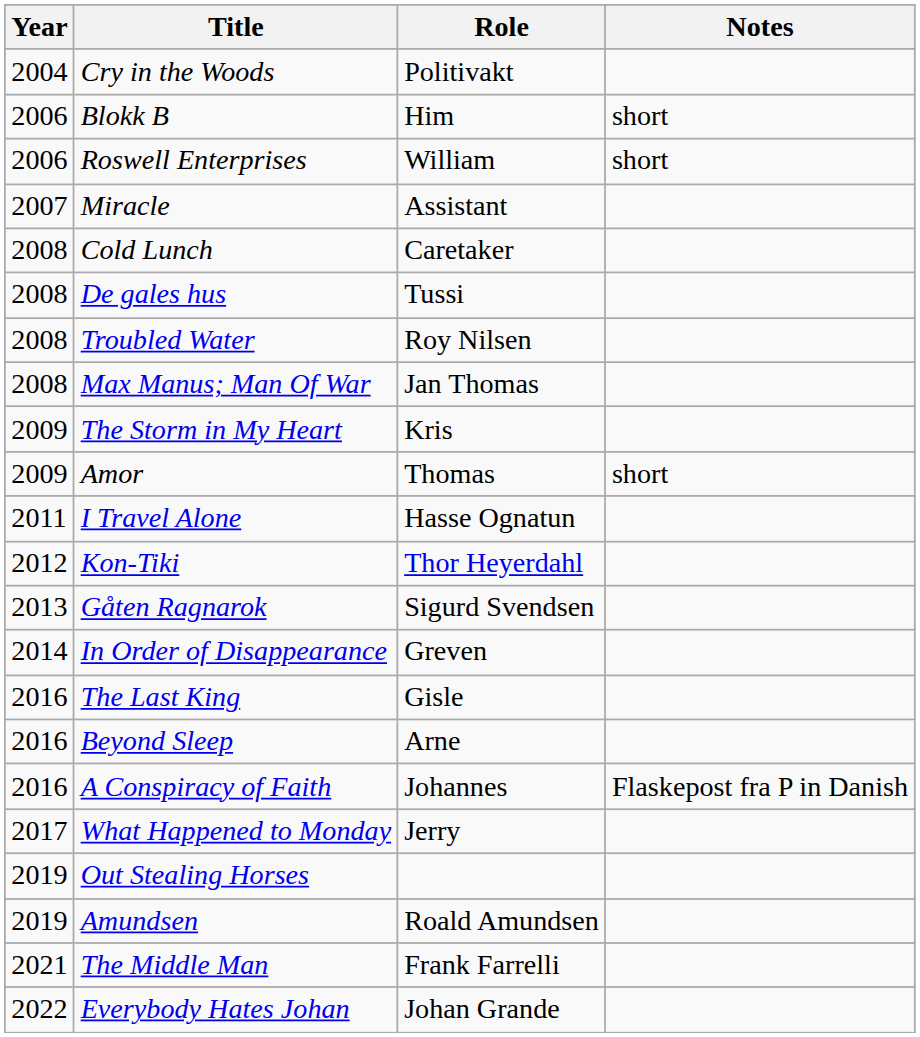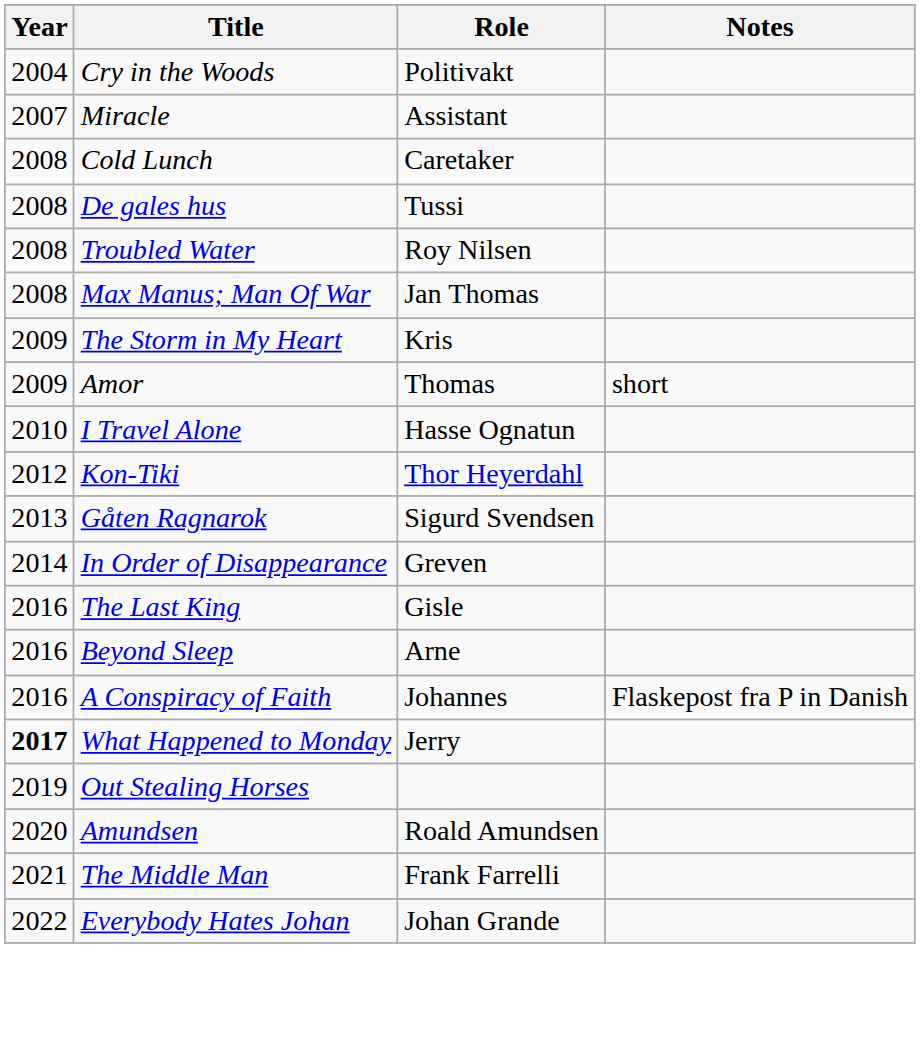- row: (125, 116)
- row: (194, 160)
(39, 518) 2011 -> (40, 428) 2010
(40, 830) normal -> (40, 741) bold
(40, 920) 2019 -> (40, 830) 2020
